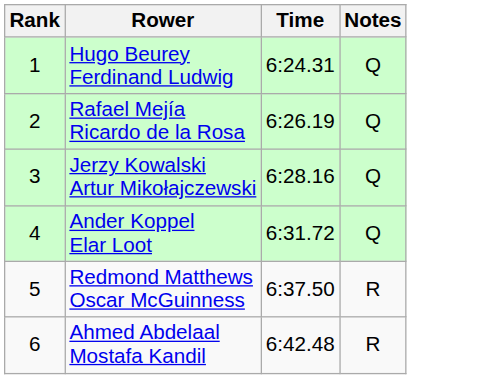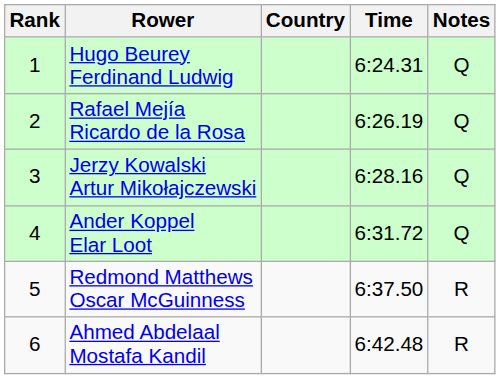+ column: (305, 20)
